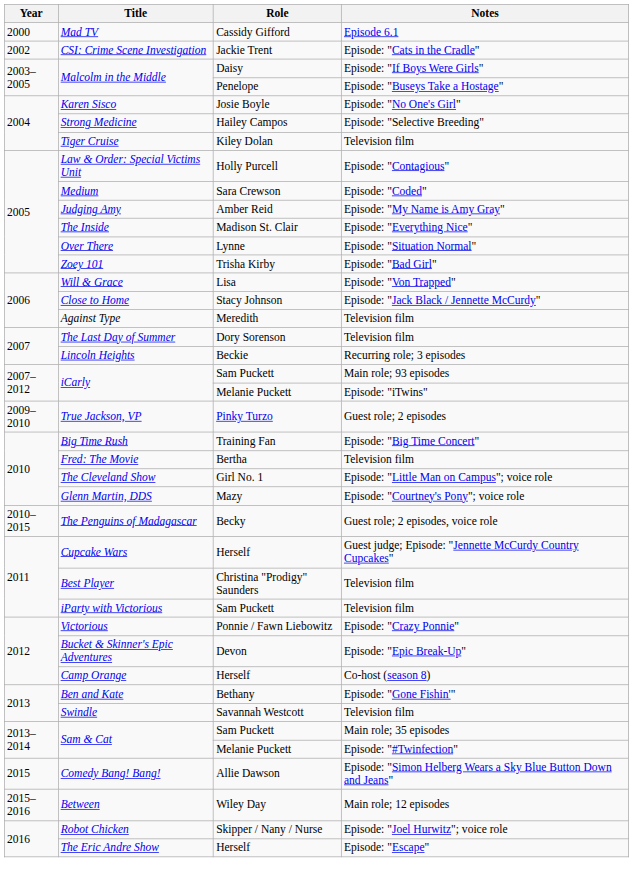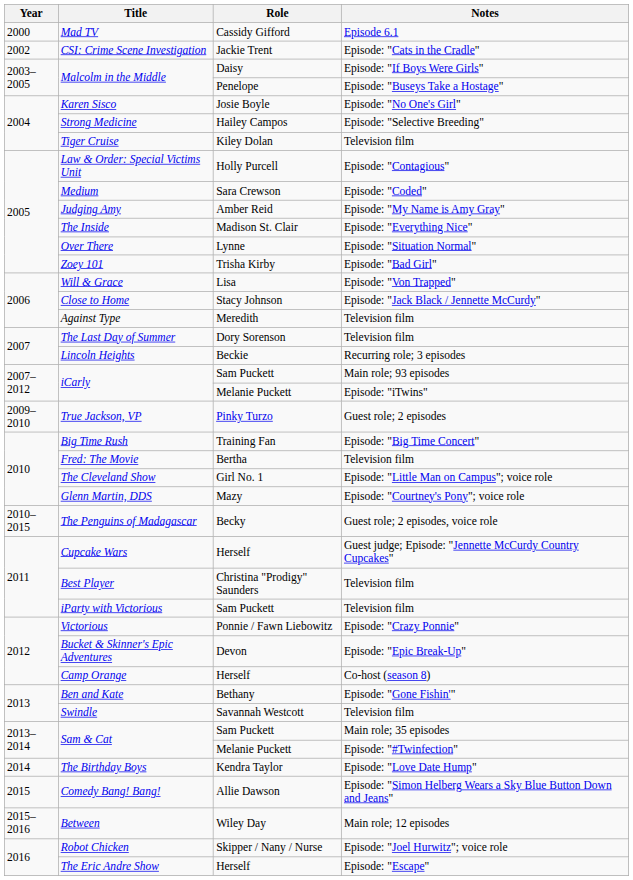+ row: (104, 767)
